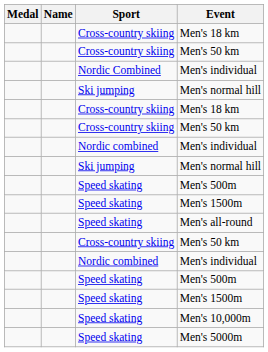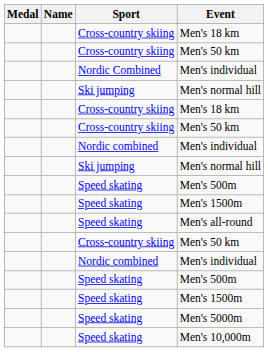rows swapped: (110, 337) <-> (110, 318)
